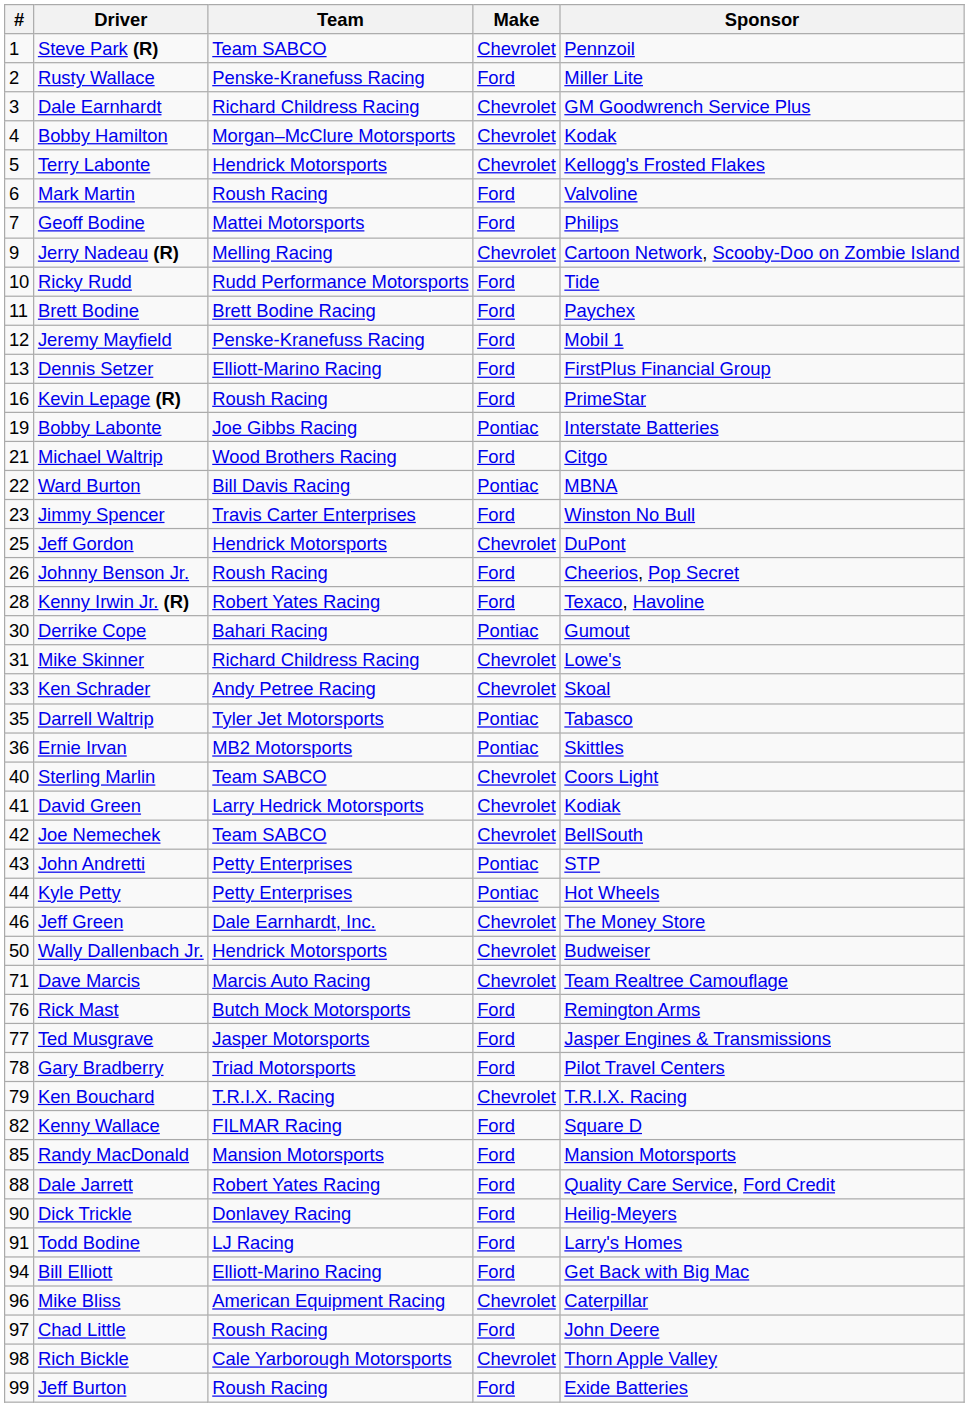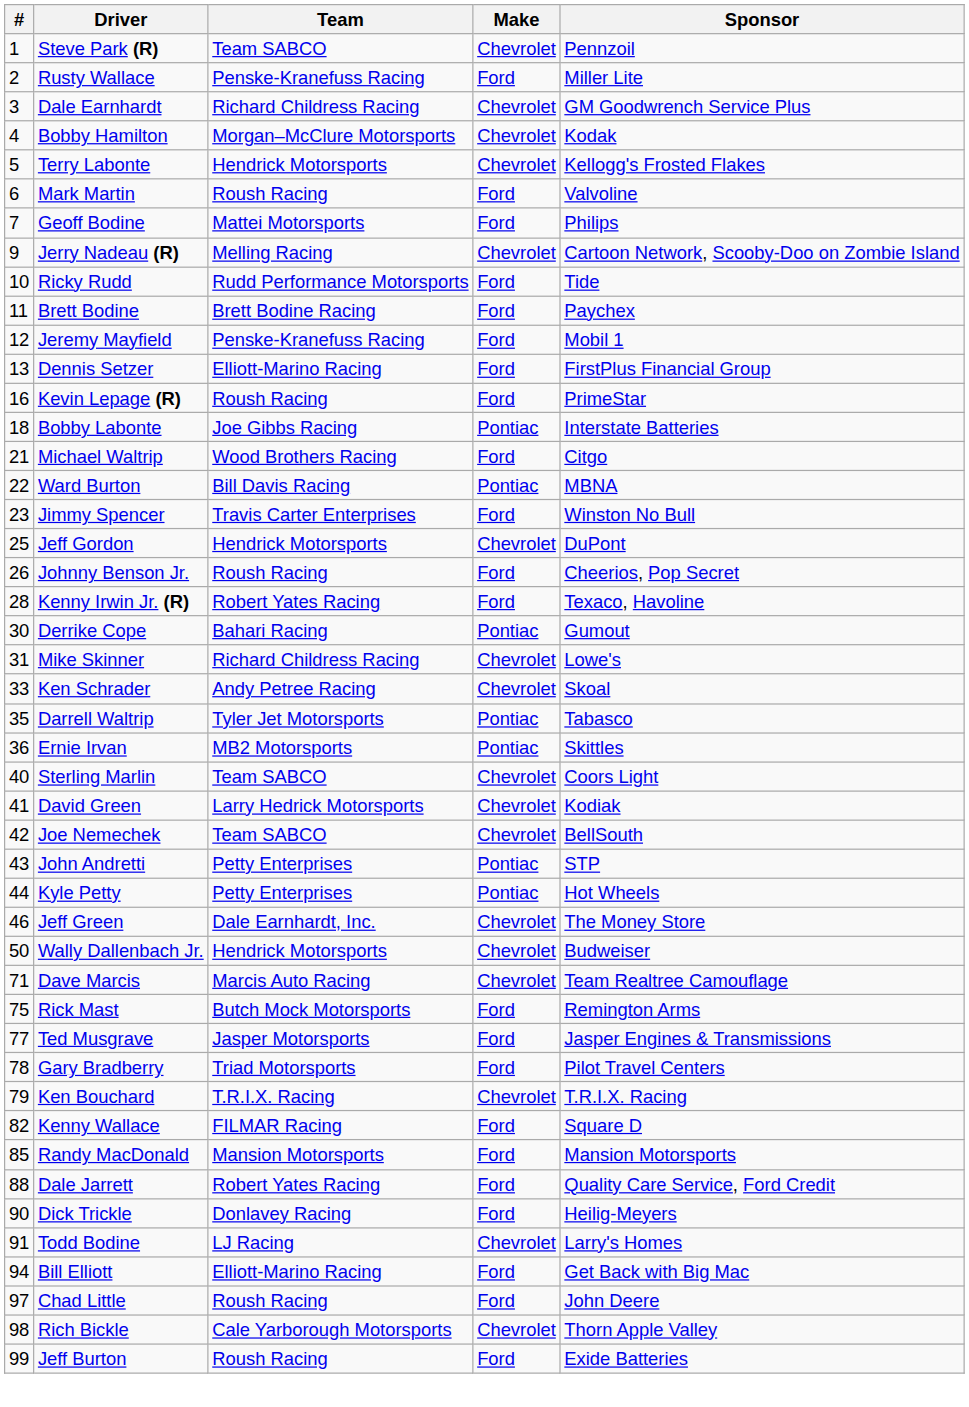(19, 427) 19 -> (19, 427) 18
(19, 1009) 76 -> (19, 1009) 75
(496, 1242) Ford -> (516, 1242) Chevrolet
- row: (79, 1300)
